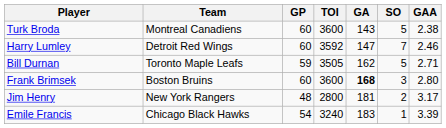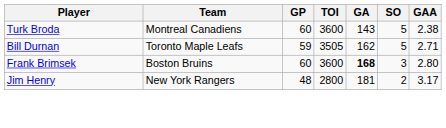- row: (39, 47)
- row: (39, 115)
